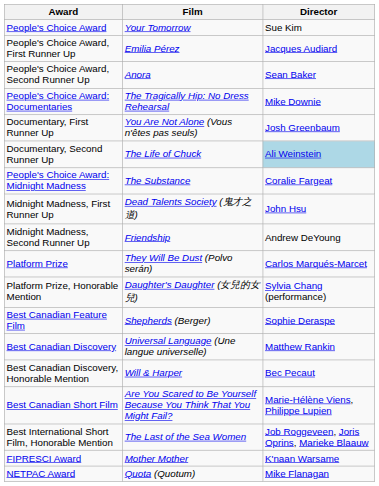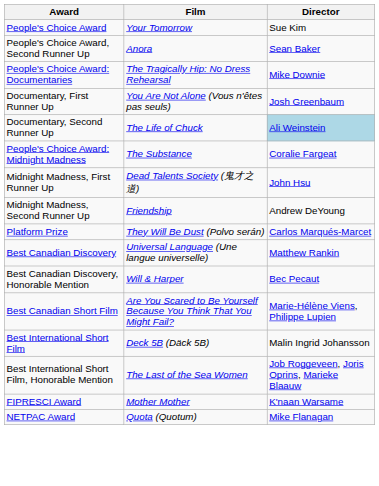- row: (58, 48)
- row: (62, 292)
- row: (57, 320)
+ row: (58, 343)
